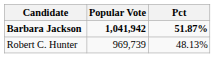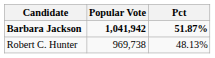(129, 45) 969,739 -> (129, 45) 969,738
